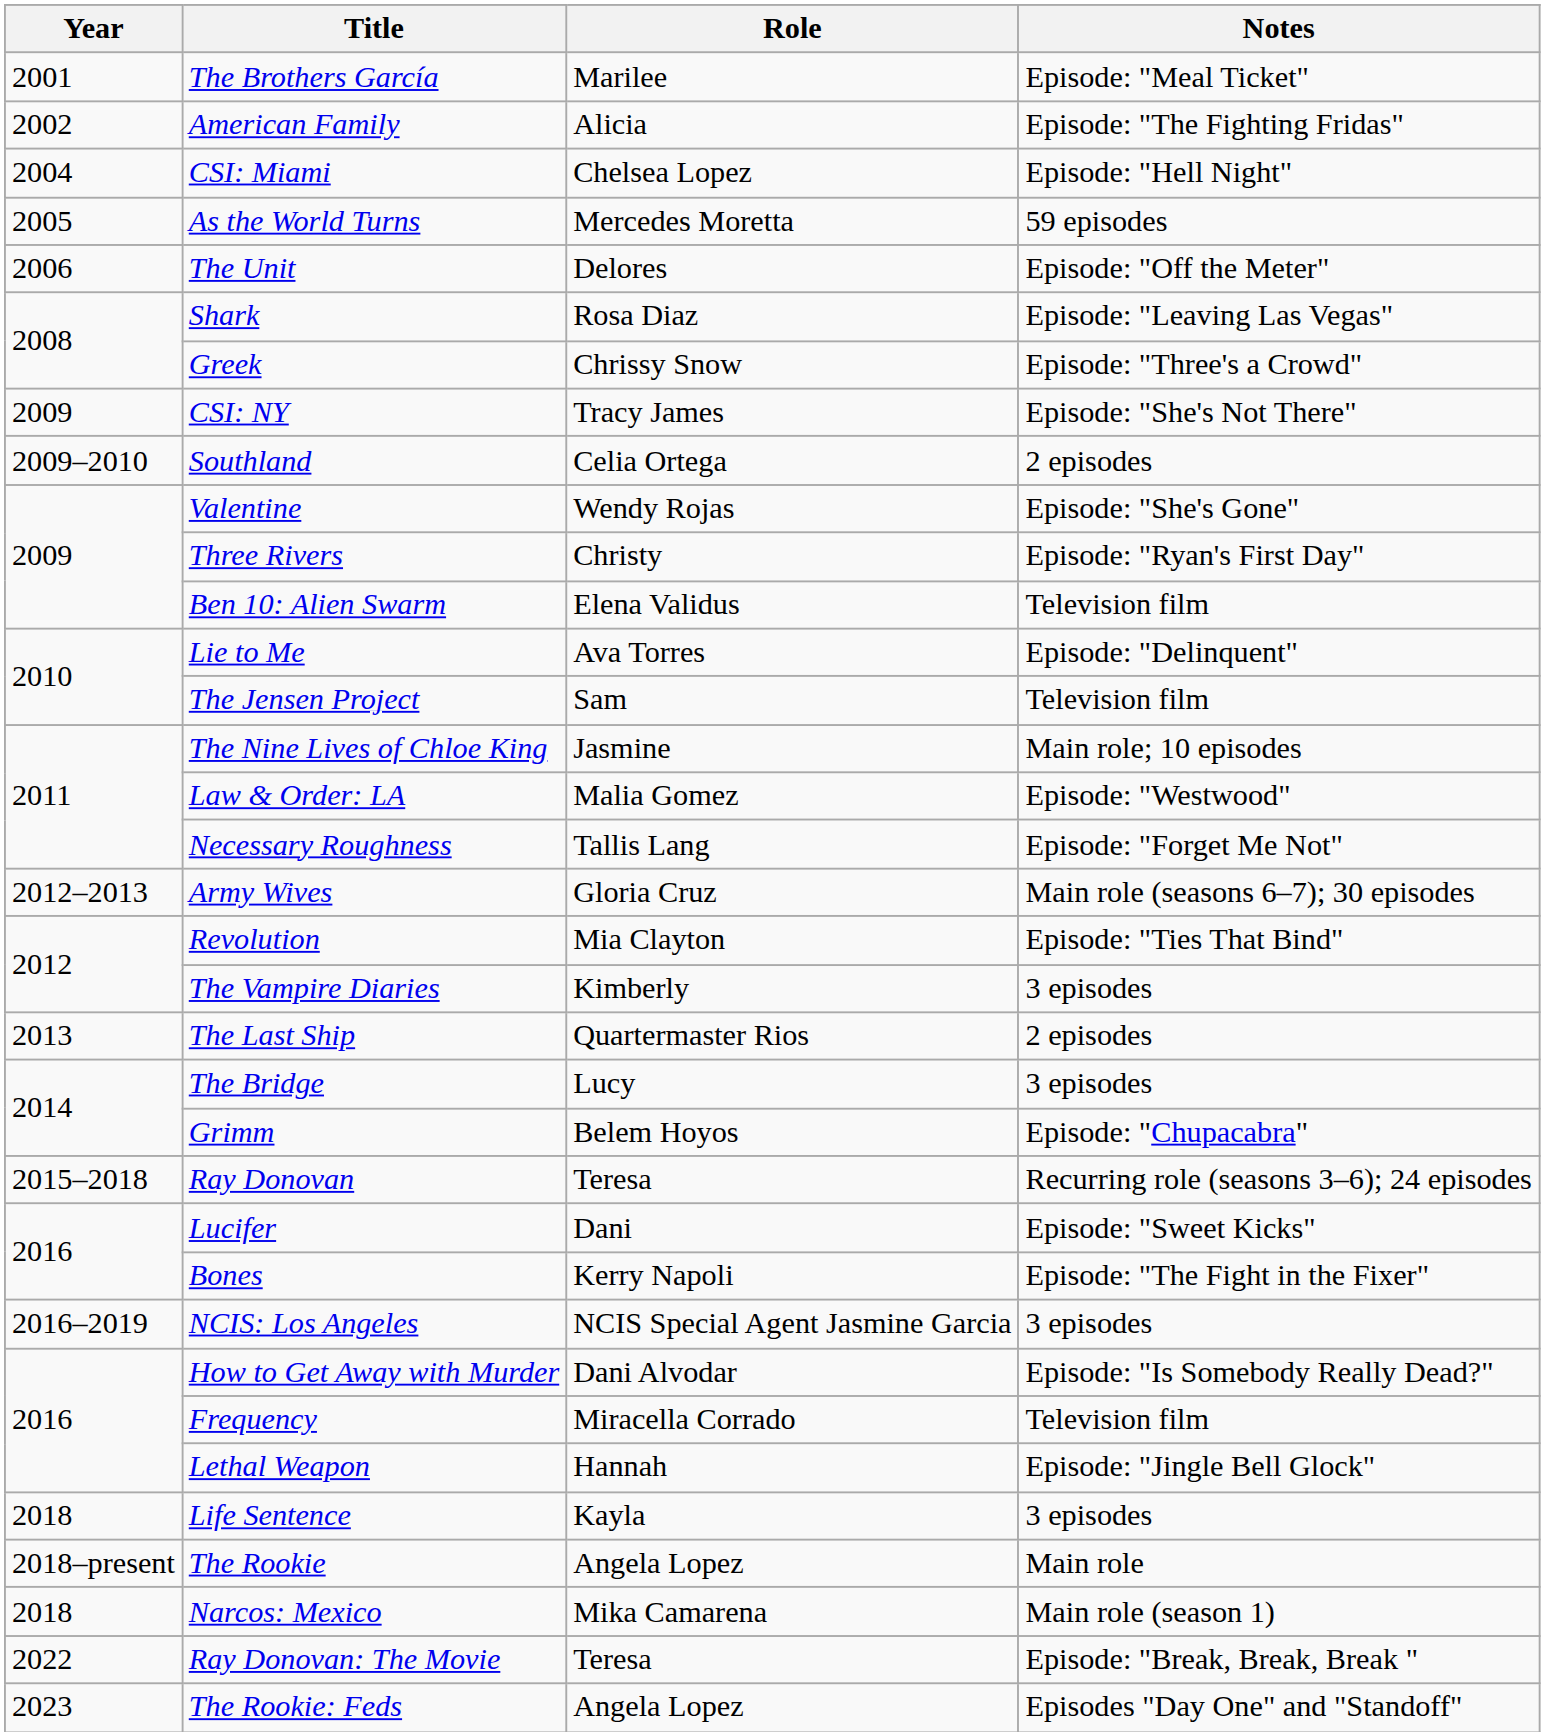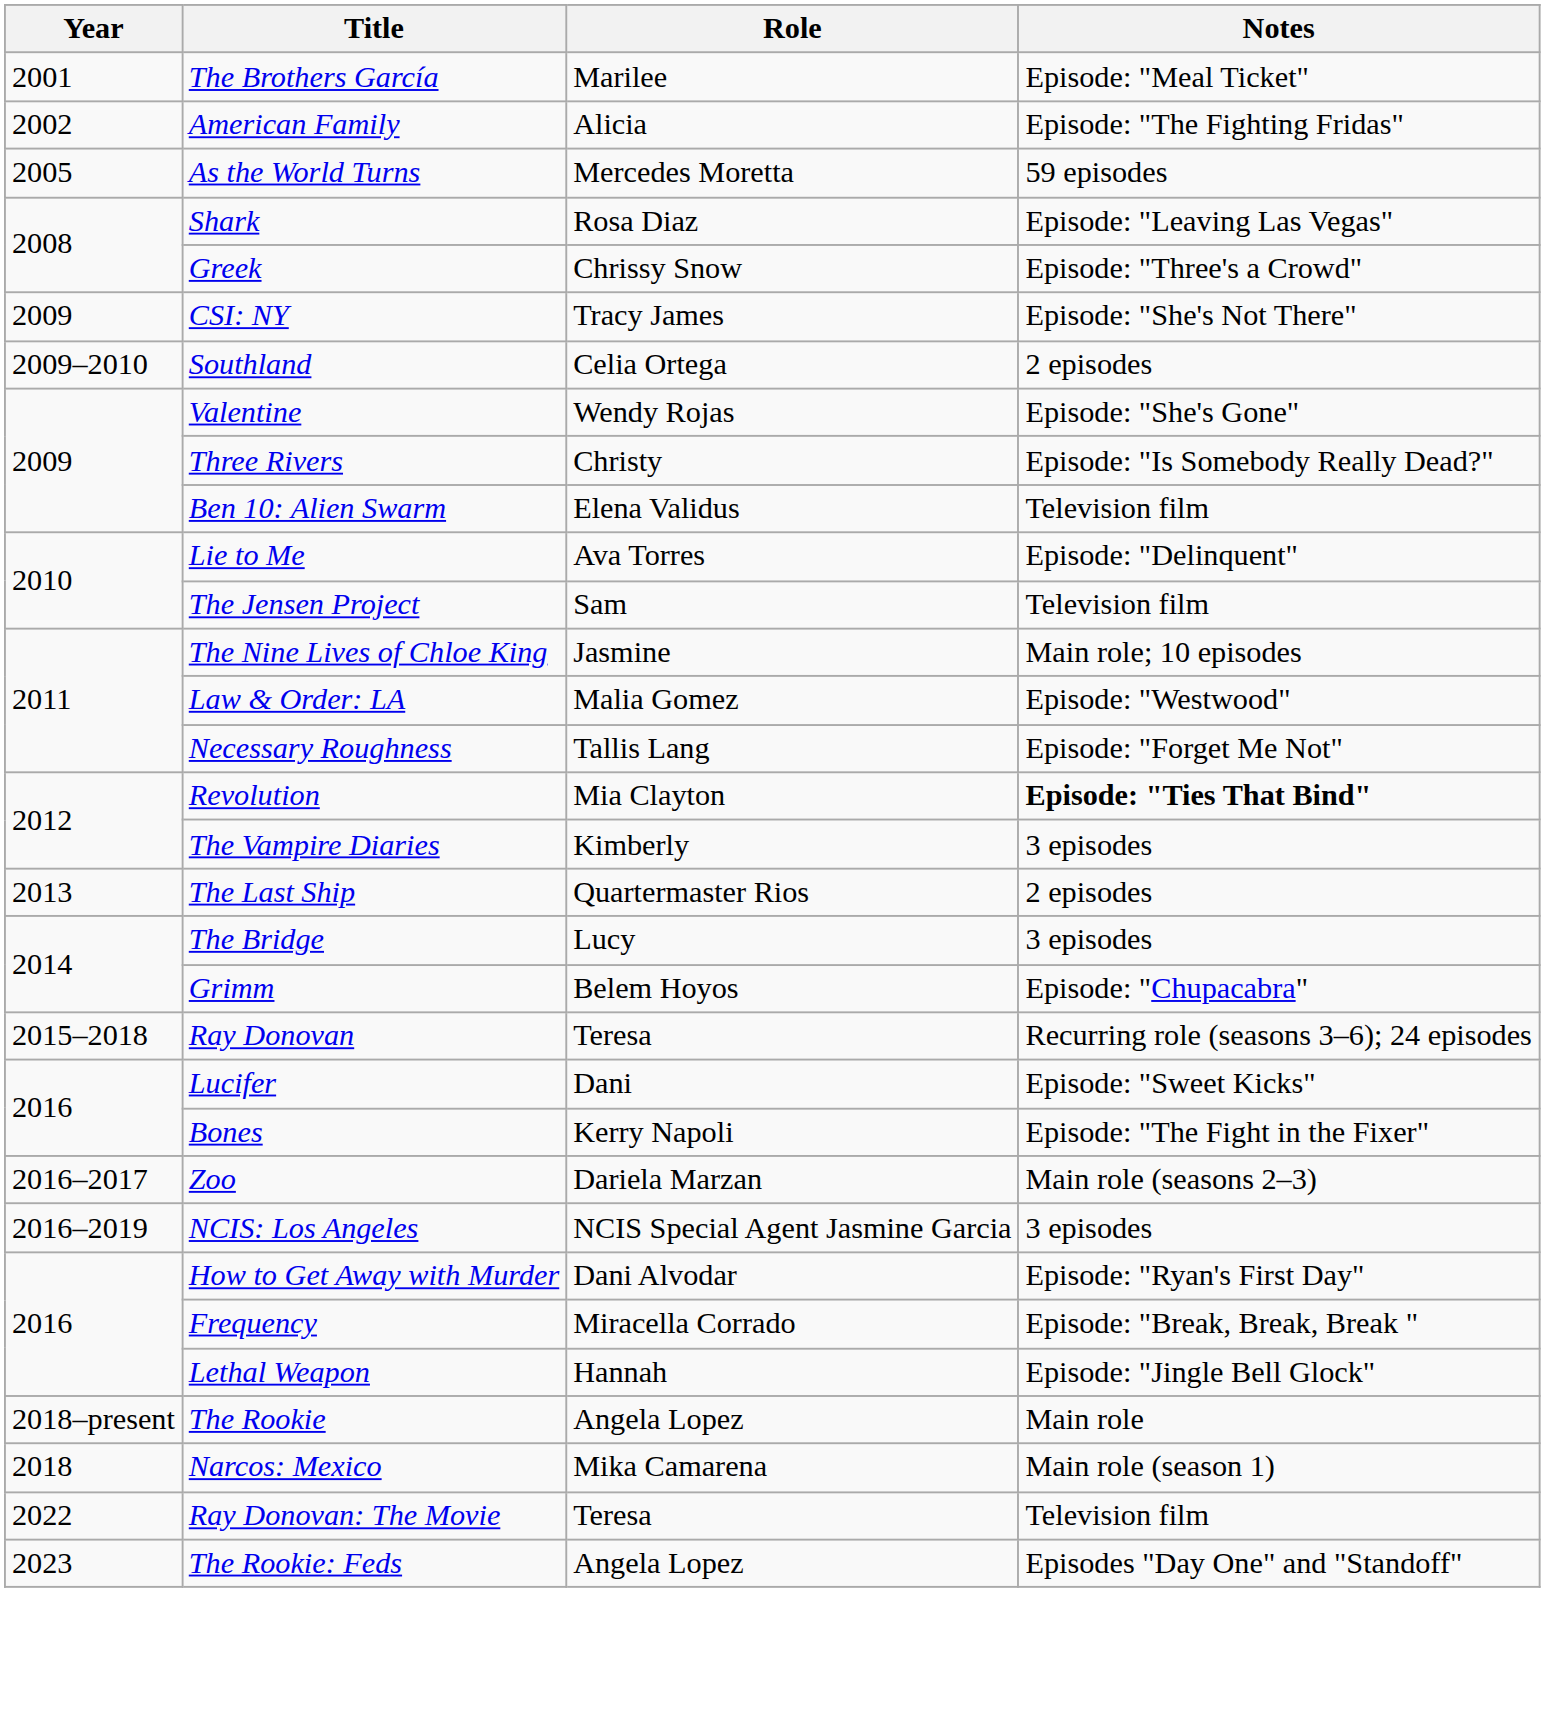- row: (260, 172)
- row: (242, 268)
(1195, 556) Episode: "Ryan's First Day" -> (1260, 460) Episode: "Is Somebody Really Dead?"
- row: (261, 891)
(1184, 939) normal -> (1198, 795) bold
+ row: (212, 1179)
(1260, 1371) Episode: "Is Somebody Really Dead?" -> (1195, 1275) Episode: "Ryan's First Day"
(1117, 1419) Television film -> (1222, 1323) Episode: "Break, Break, Break "
- row: (270, 1515)
(1222, 1659) Episode: "Break, Break, Break " -> (1117, 1515) Television film
